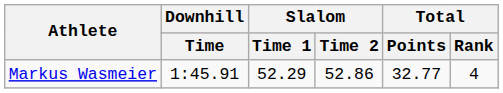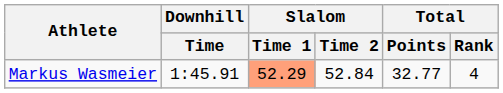(282, 74) no background -> (282, 74) lightsalmon background
(349, 74) 52.86 -> (349, 74) 52.84
